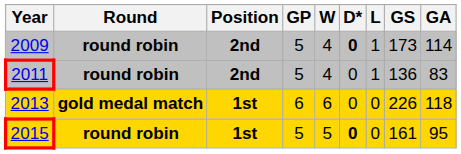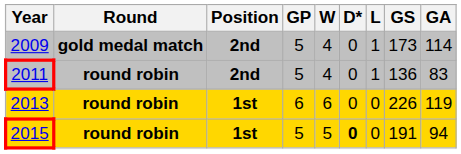(130, 45) round robin -> (130, 45) gold medal match
(353, 45) bold -> (353, 45) normal
(130, 103) gold medal match -> (130, 103) round robin
(439, 103) 118 -> (439, 103) 119
(403, 133) 161 -> (403, 133) 191
(439, 133) 95 -> (439, 133) 94
